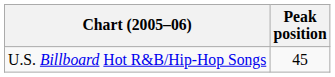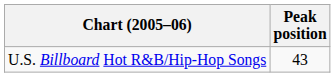(300, 59) 45 -> (300, 59) 43
